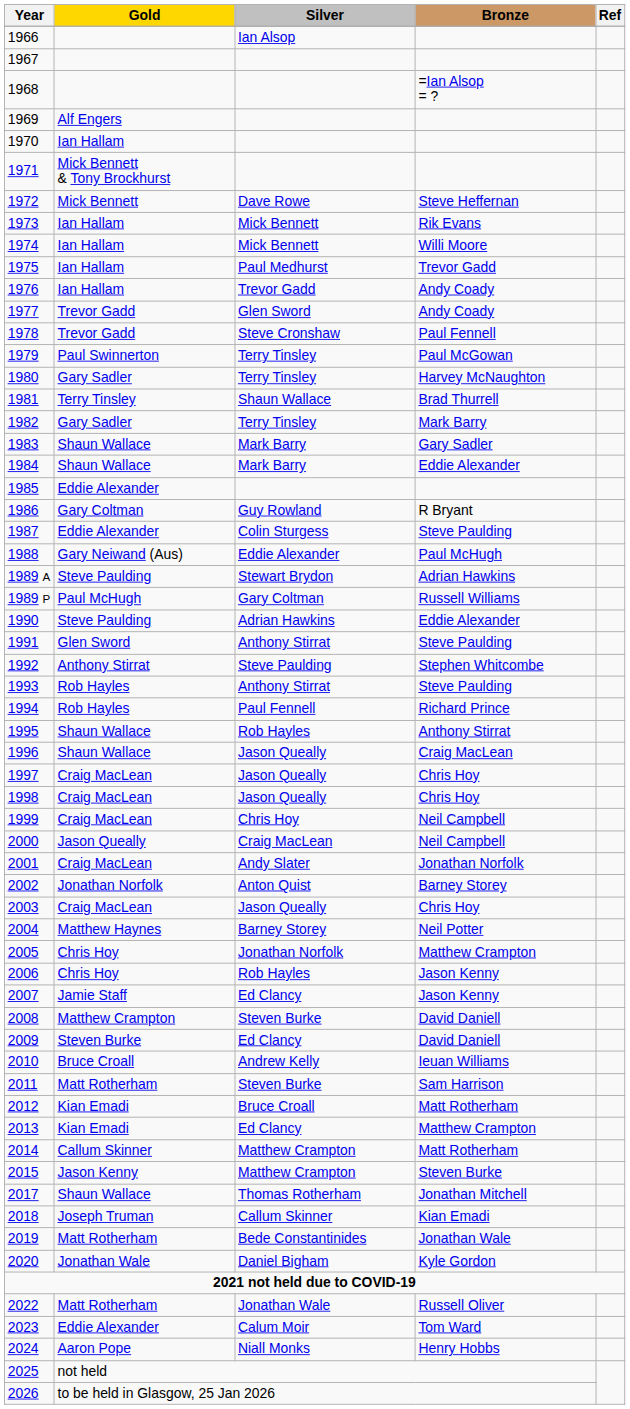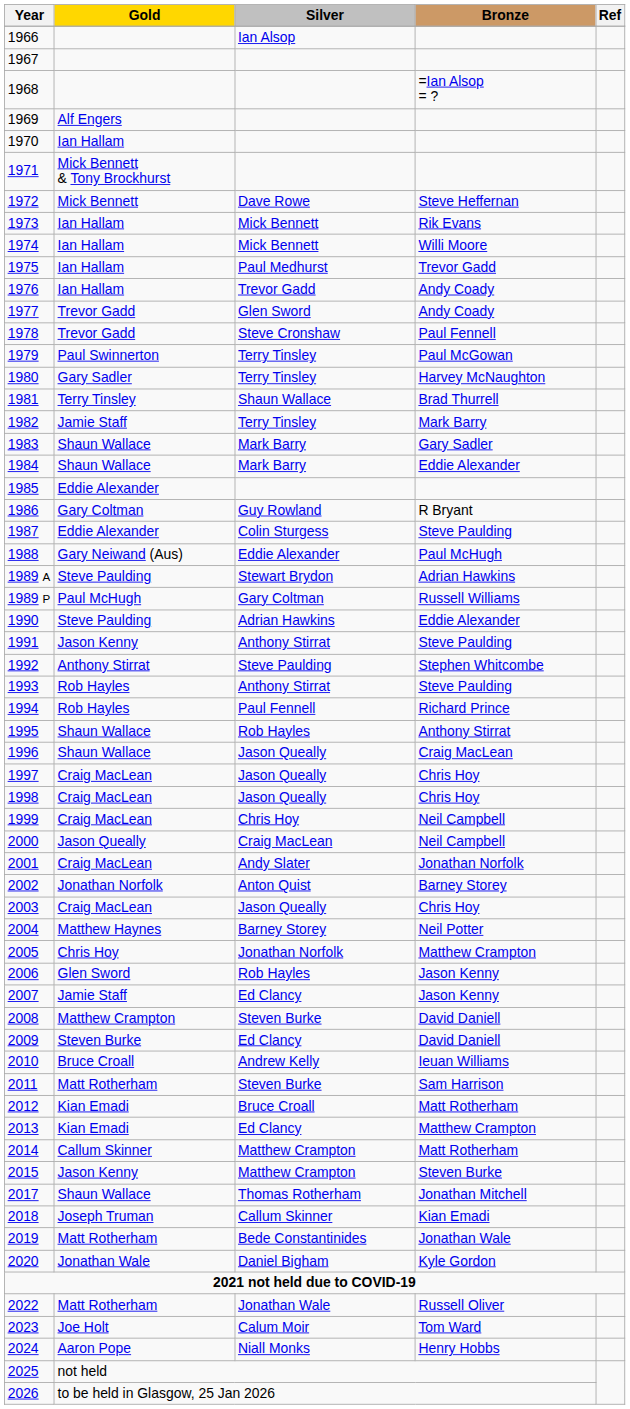(95, 422) Gary Sadler -> (92, 422) Jamie Staff
(94, 642) Glen Sword -> (98, 642) Jason Kenny
(88, 974) Chris Hoy -> (94, 974) Glen Sword
(108, 1327) Eddie Alexander -> (83, 1327) Joe Holt
